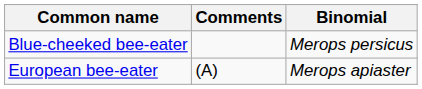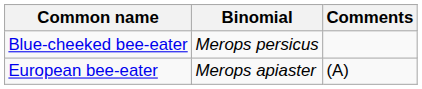columns swapped: (352, 17) <-> (239, 17)
